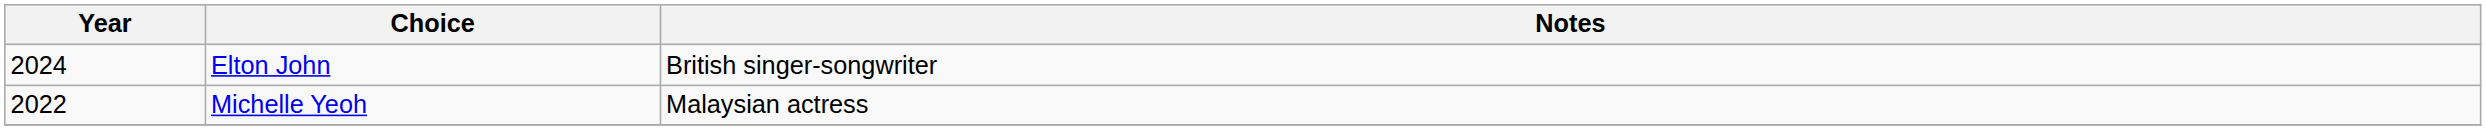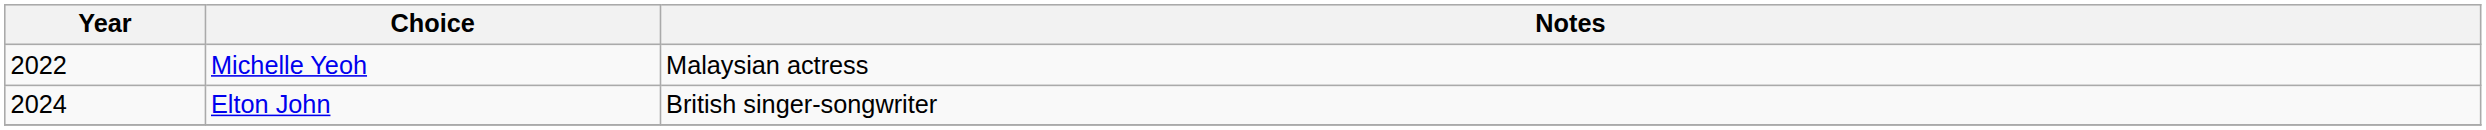rows swapped: (289, 104) <-> (271, 64)
